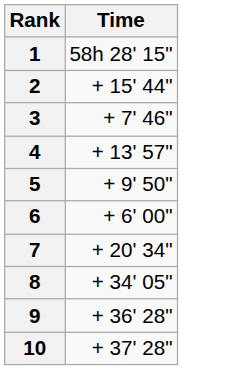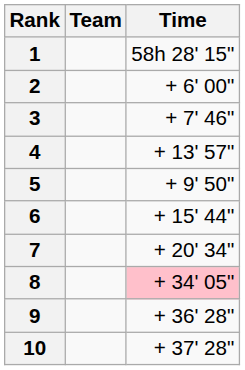+ column: (96, 20)
(132, 86) + 15' 44" -> (200, 86) + 6' 00"
(138, 217) + 6' 00" -> (194, 217) + 15' 44"
(132, 282) no background -> (194, 282) pink background
